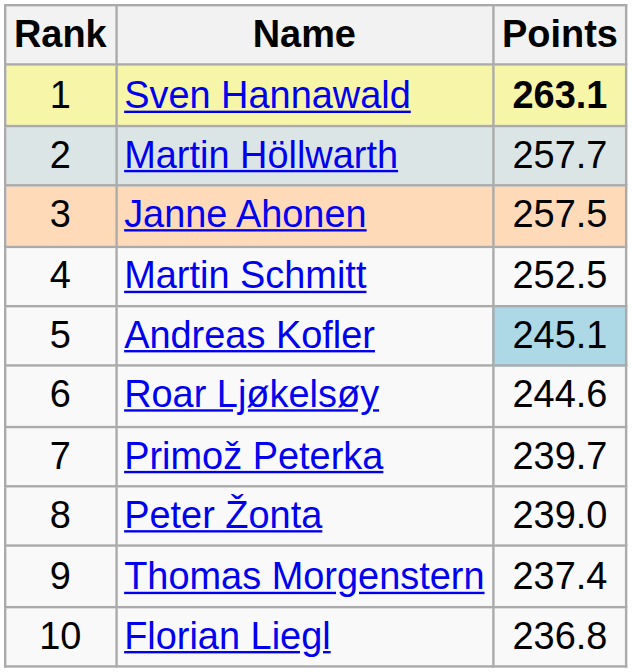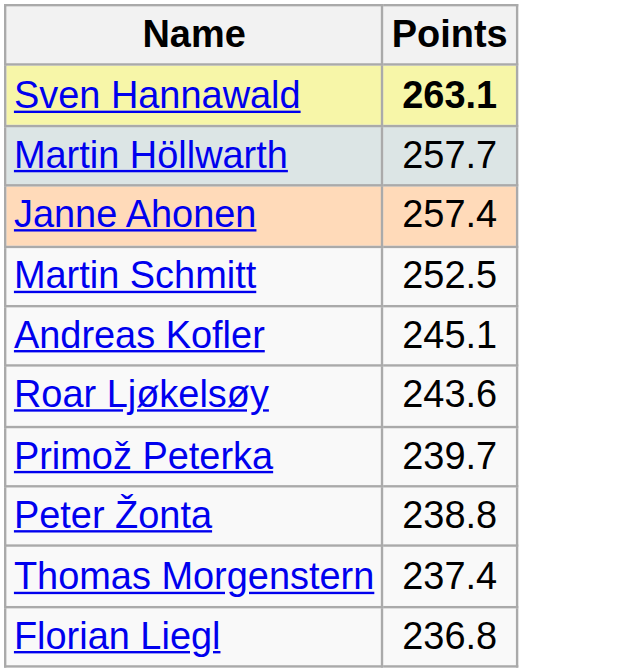- column: (60, 34)
(560, 214) 257.5 -> (450, 214) 257.4
(560, 335) lightblue background -> (450, 335) no background
(560, 395) 244.6 -> (450, 395) 243.6
(560, 515) 239.0 -> (450, 515) 238.8
